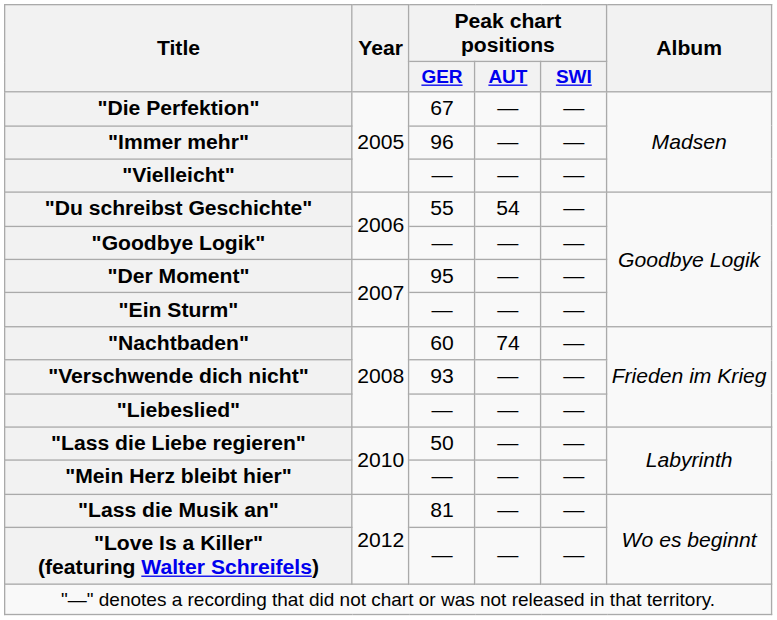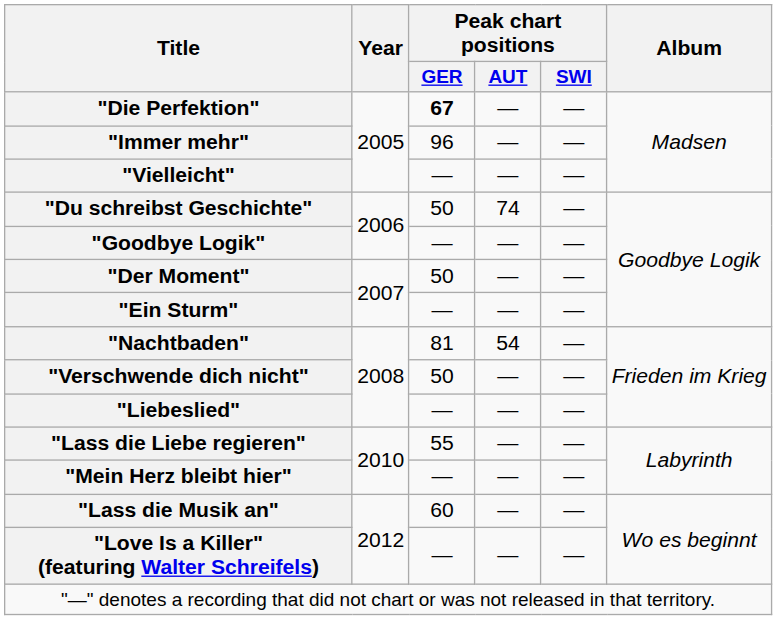(442, 108) normal -> (442, 108) bold
(442, 209) 55 -> (442, 209) 50
(508, 209) 54 -> (508, 209) 74
(442, 276) 95 -> (442, 276) 50
(442, 342) 60 -> (442, 342) 81
(508, 342) 74 -> (508, 342) 54
(442, 376) 93 -> (442, 376) 50
(442, 443) 50 -> (442, 443) 55
(442, 510) 81 -> (442, 510) 60
